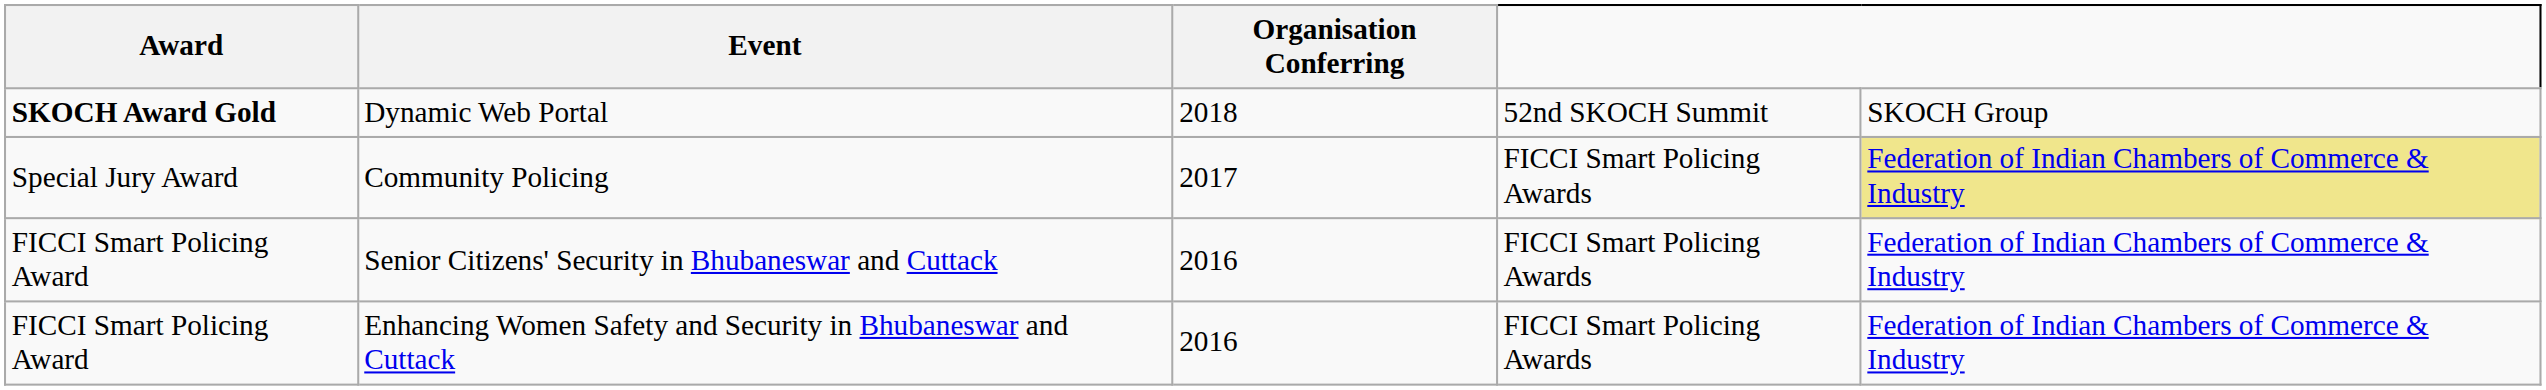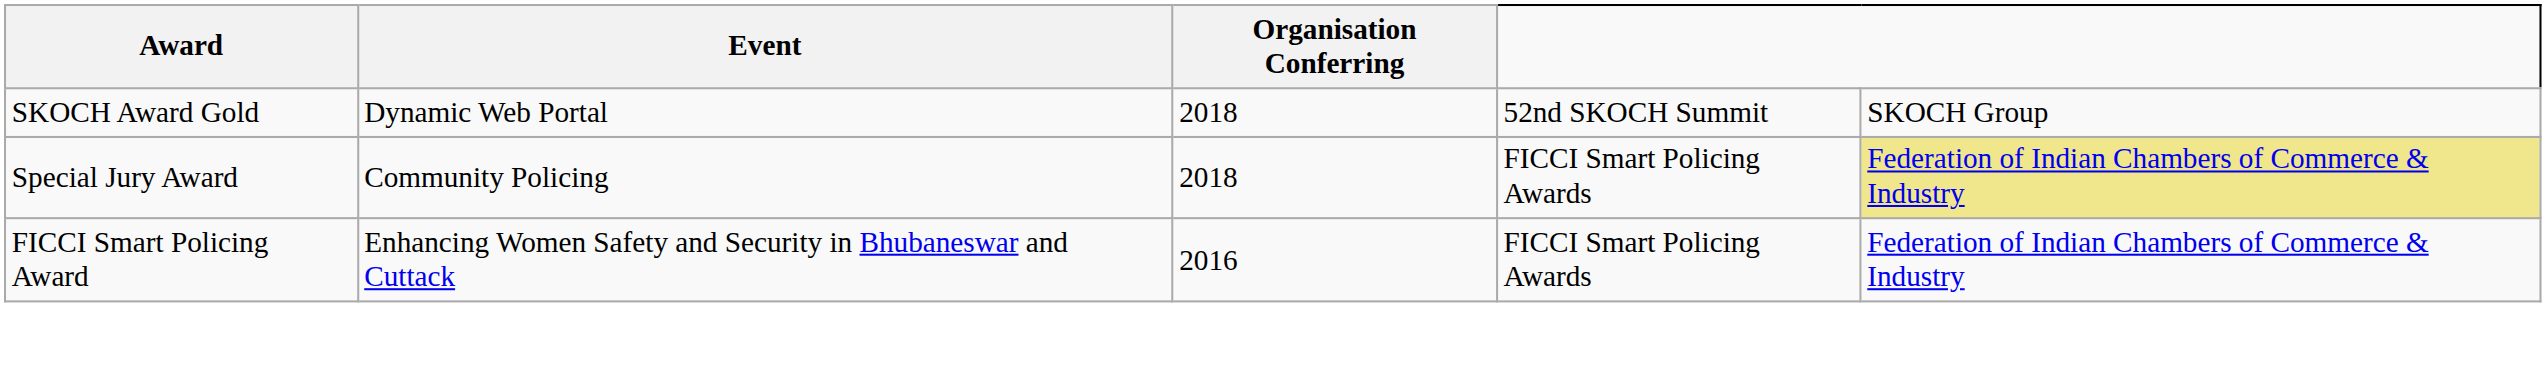(144, 111) bold -> (136, 111) normal
(1208, 177) 2017 -> (1208, 177) 2018
- row: (681, 259)
